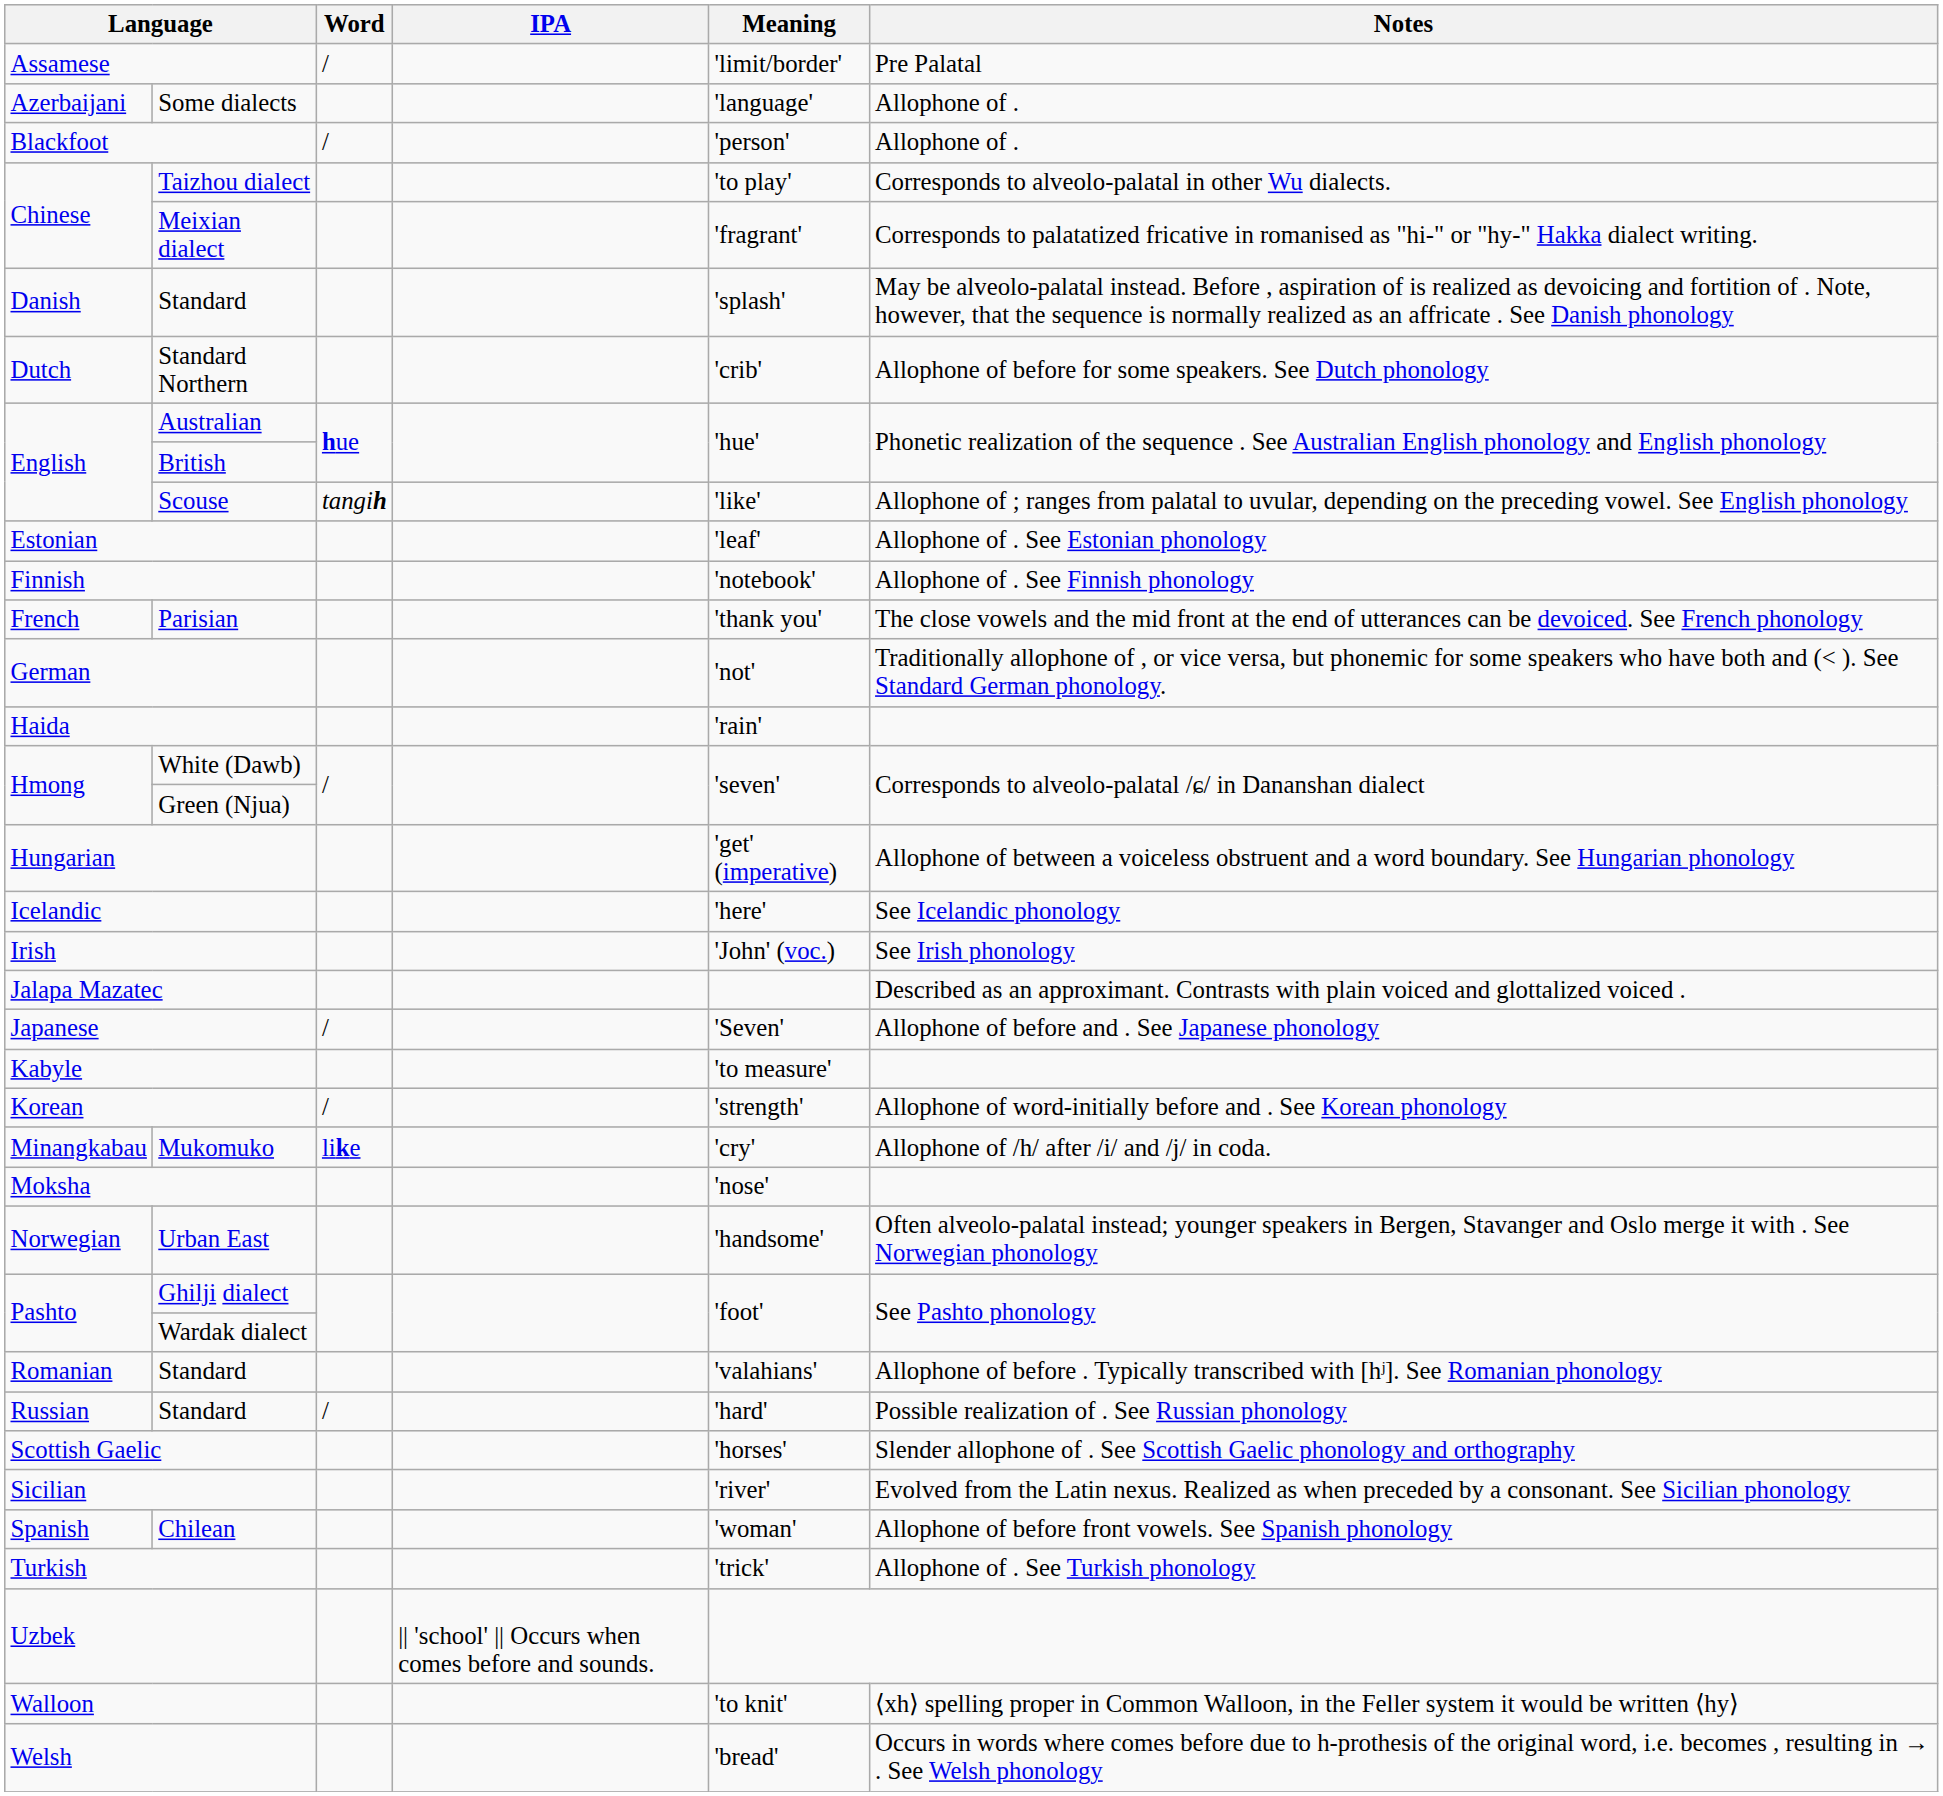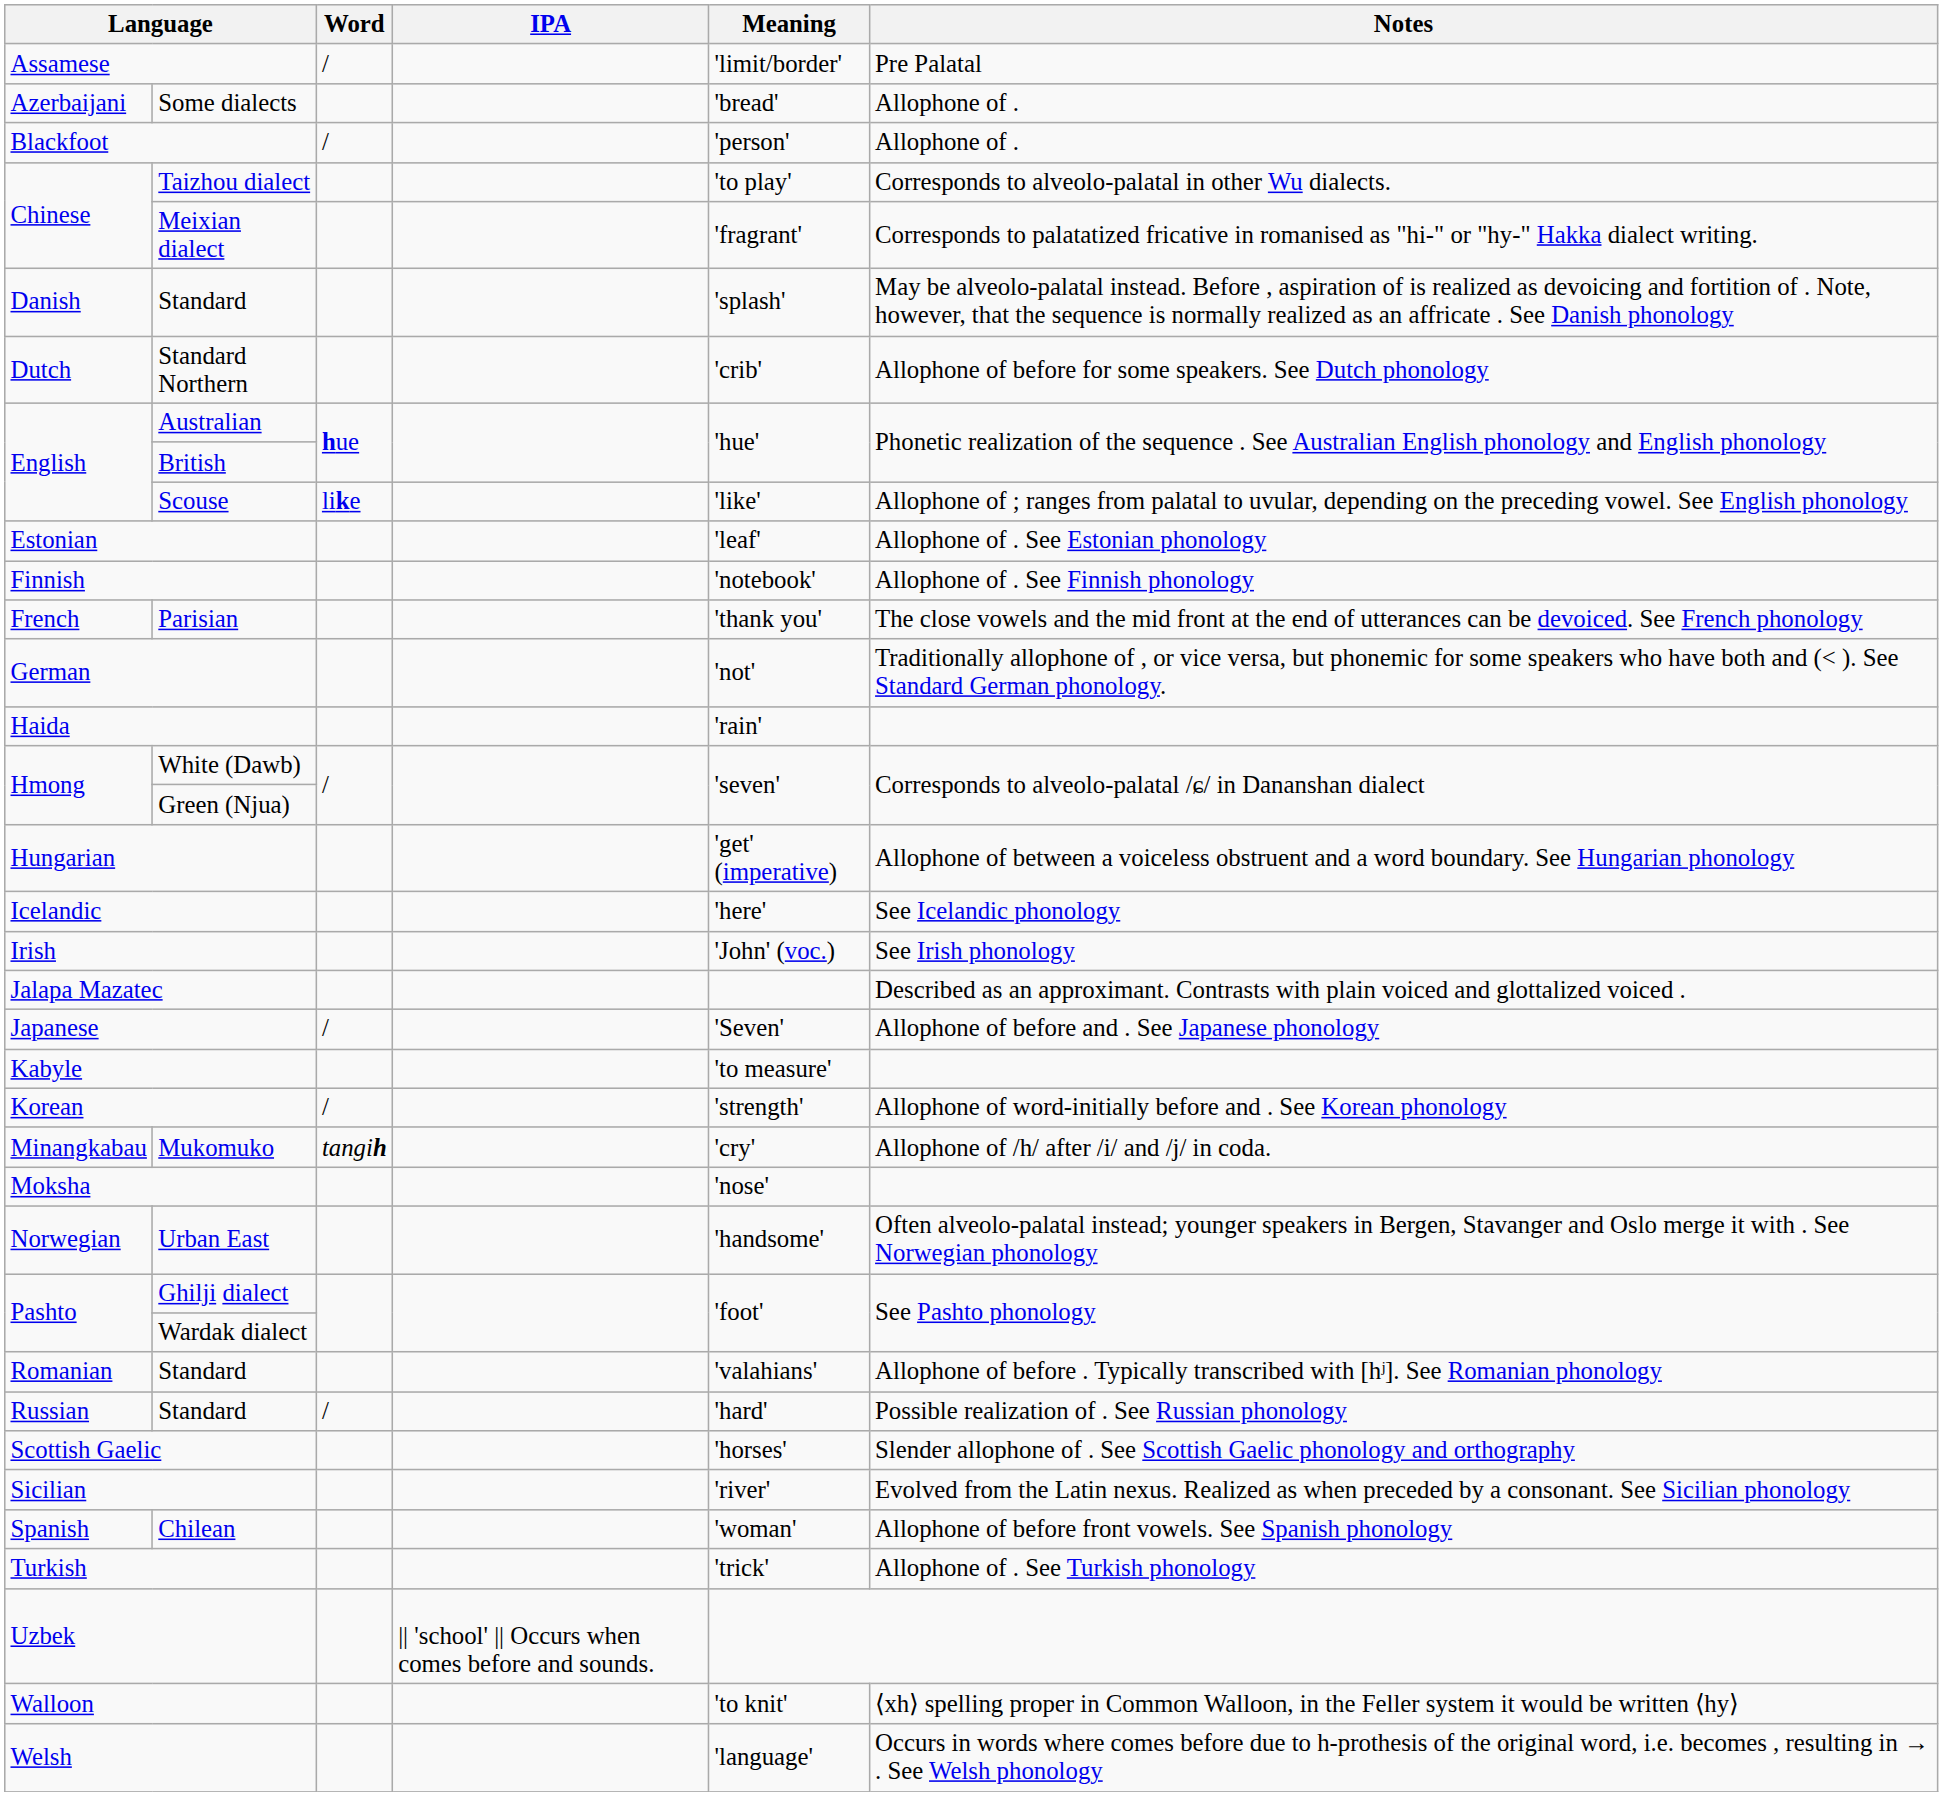(764, 102) 'language' -> (747, 102) 'bread'
(354, 501) tangih -> (341, 501) like
(341, 1146) like -> (354, 1146) tangih
(747, 1757) 'bread' -> (764, 1757) 'language'
